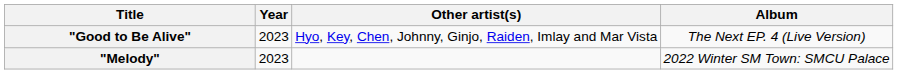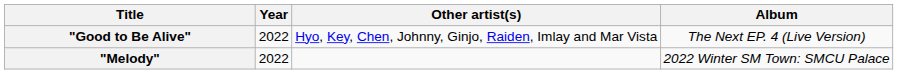(274, 36) 2023 -> (274, 36) 2022
(274, 58) 2023 -> (274, 58) 2022
